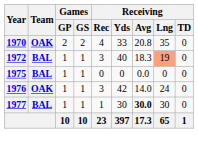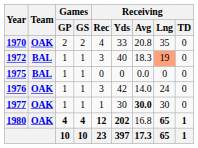(42, 105) BAL -> (42, 105) OAK
+ row: (16, 120)
